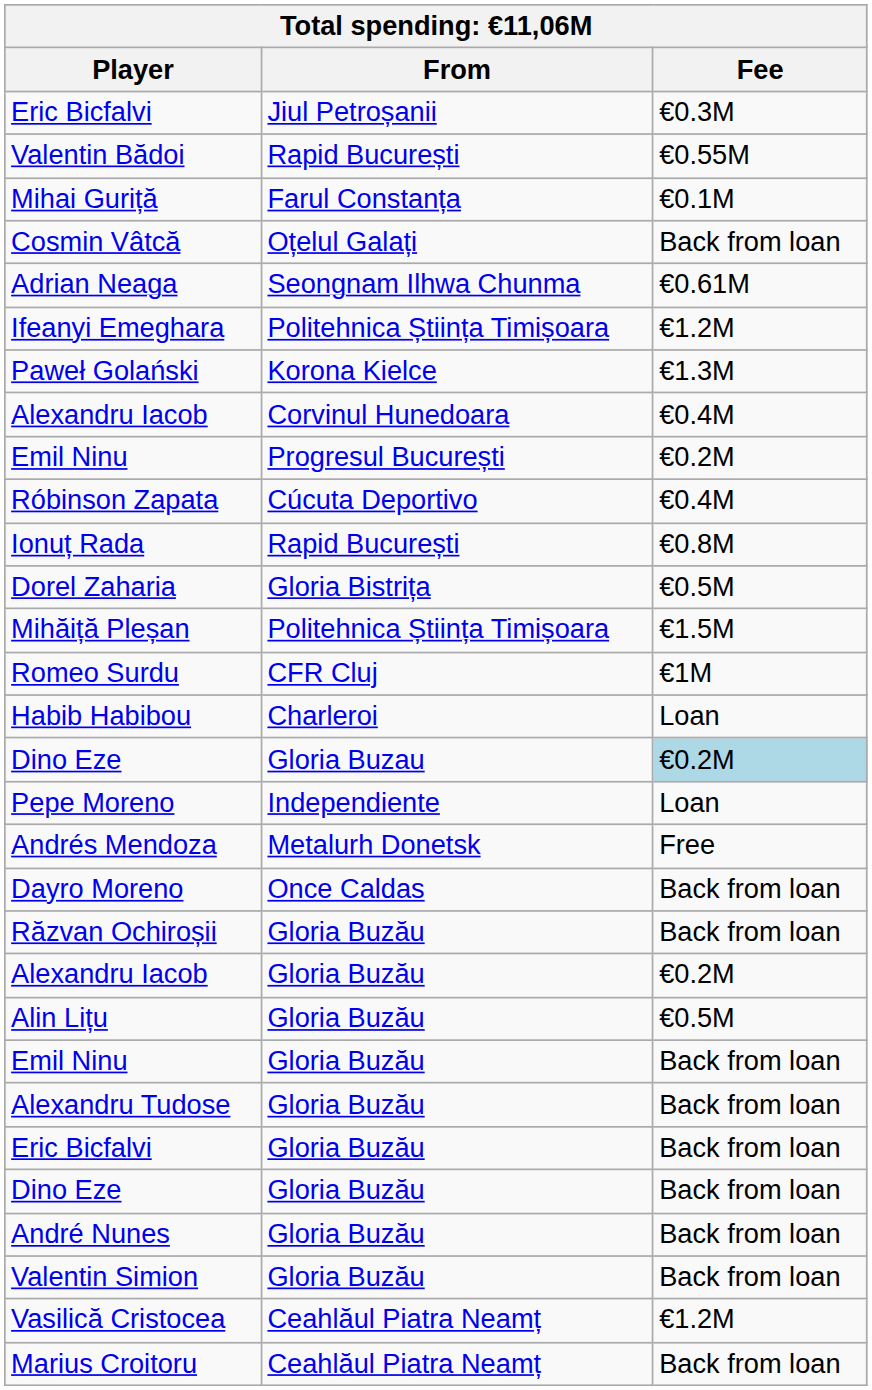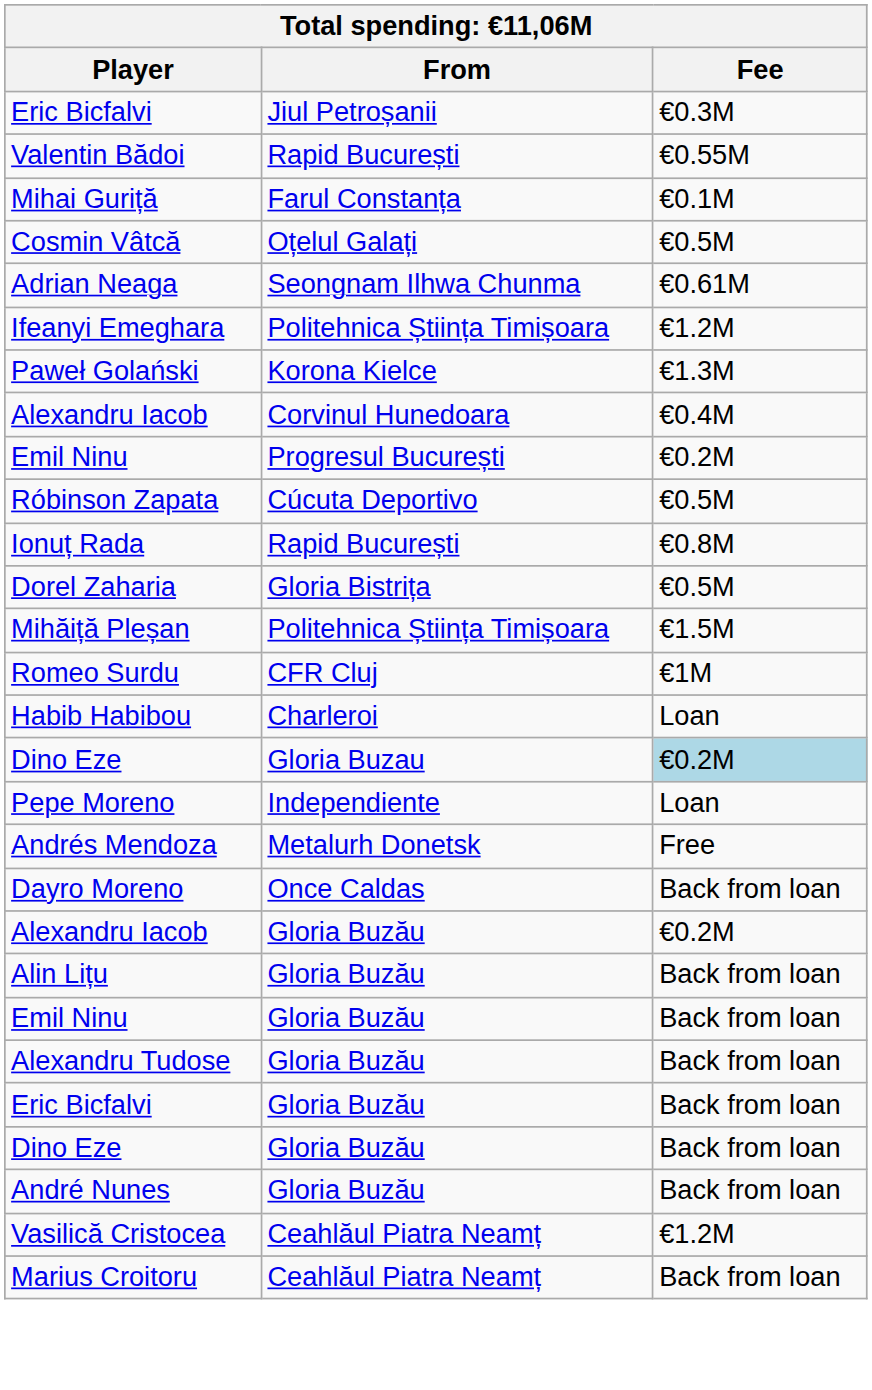(750, 241) Back from loan -> (697, 241) €0.5M
(697, 500) €0.4M -> (697, 500) €0.5M
- row: (114, 931)
(697, 1018) €0.5M -> (750, 975) Back from loan
- row: (105, 1277)
